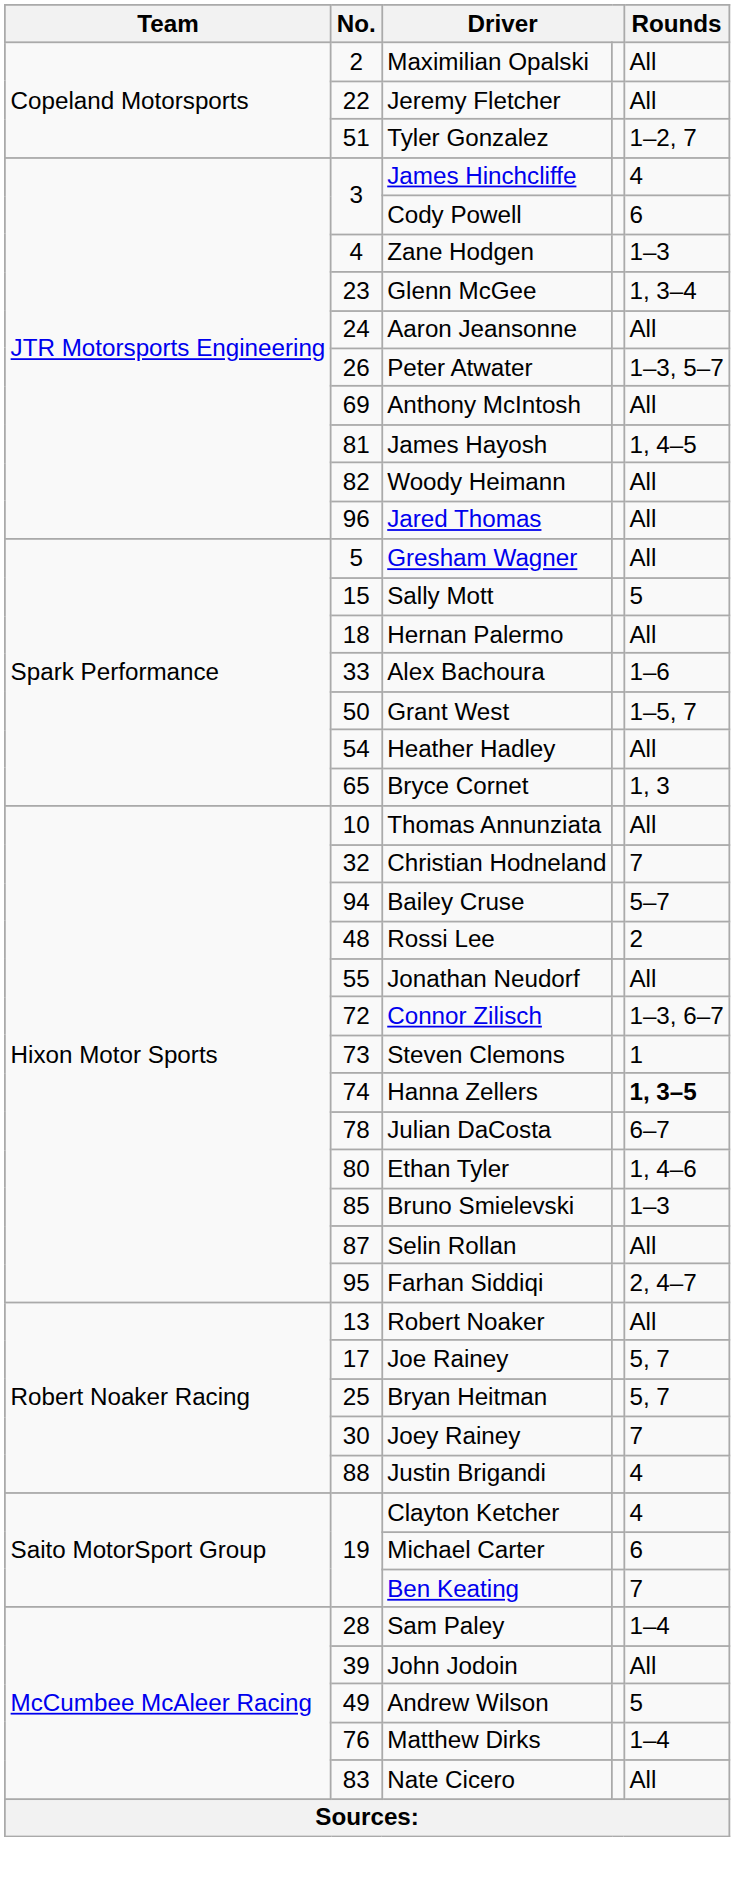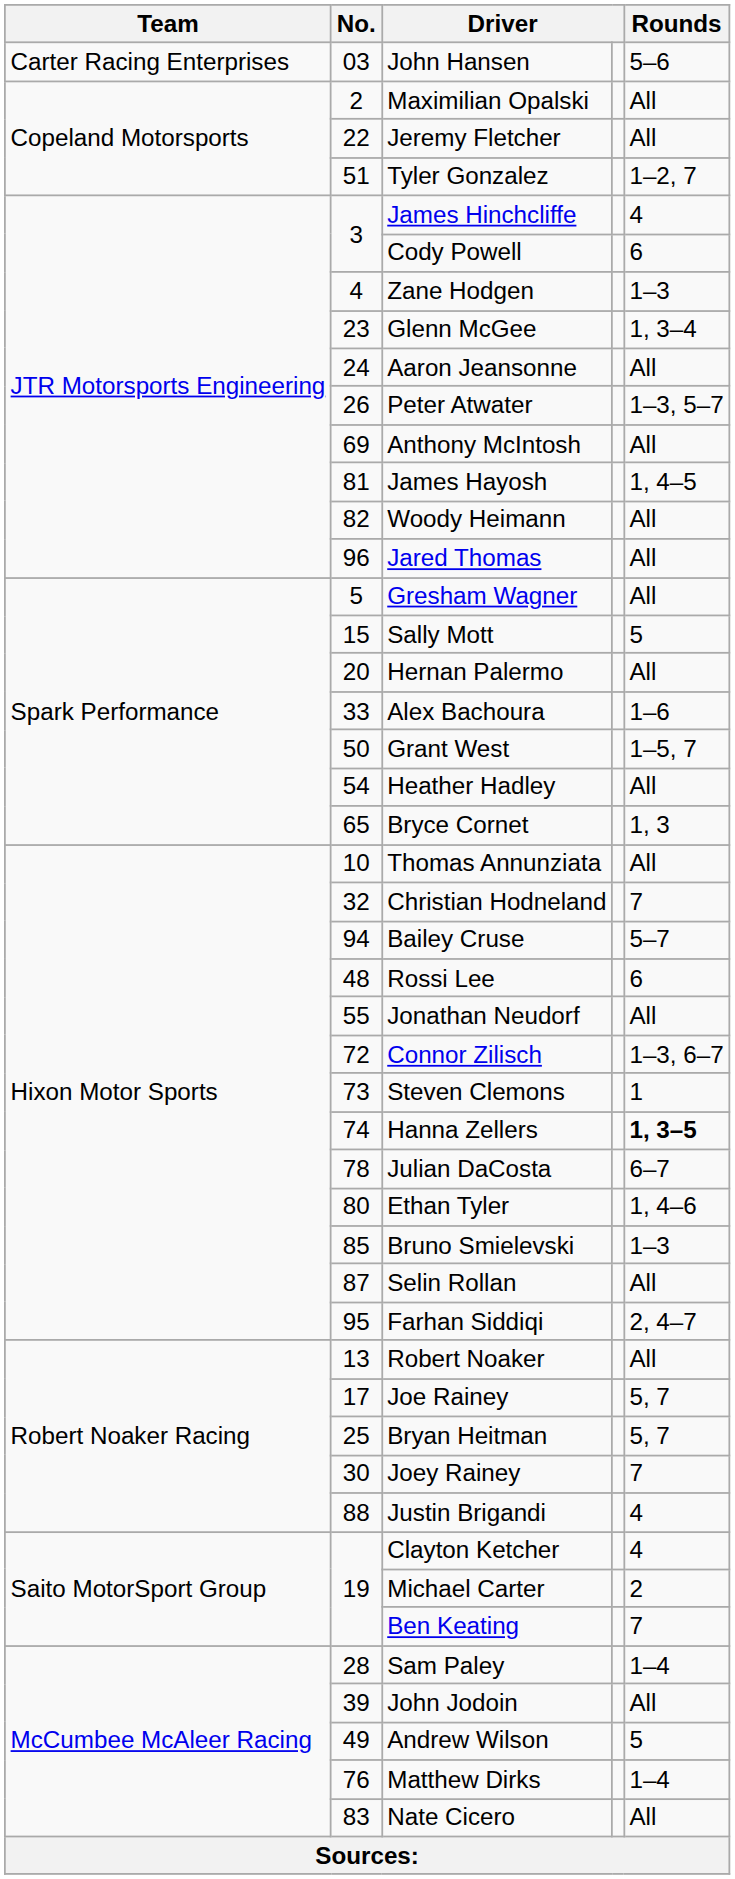+ row: (459, 62)
(356, 634) 18 -> (356, 672) 20
(636, 939) 2 -> (636, 978) 6
(636, 1550) 6 -> (636, 1588) 2
